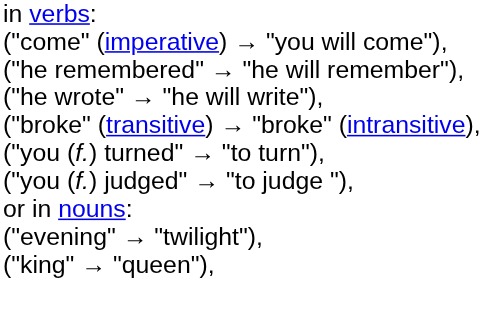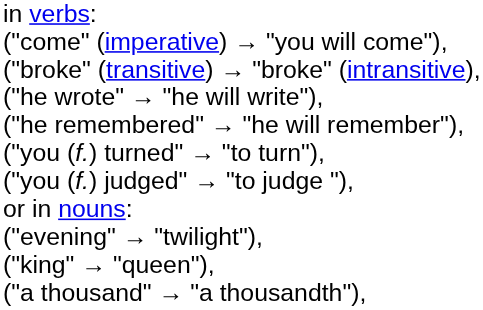rows swapped: (242, 125) <-> (234, 69)
+ row: (185, 292)
